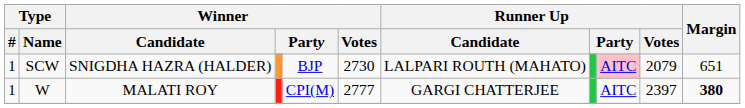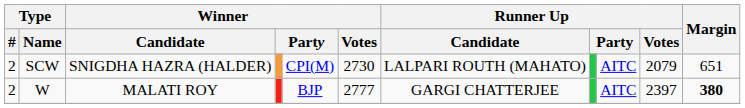(12, 66) 1 -> (12, 66) 2
(310, 66) BJP -> (310, 66) CPI(M)
(618, 66) pink background -> (618, 66) no background
(12, 90) 1 -> (12, 90) 2
(310, 90) CPI(M) -> (310, 90) BJP
